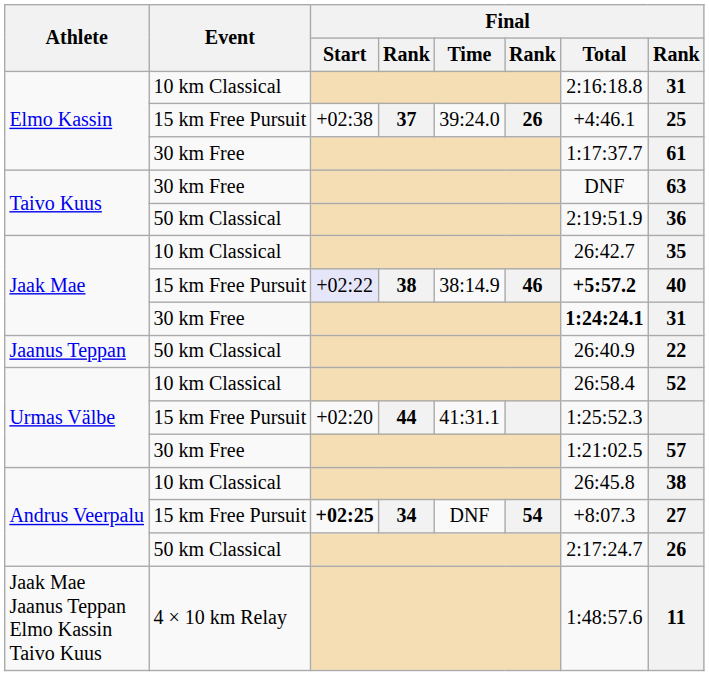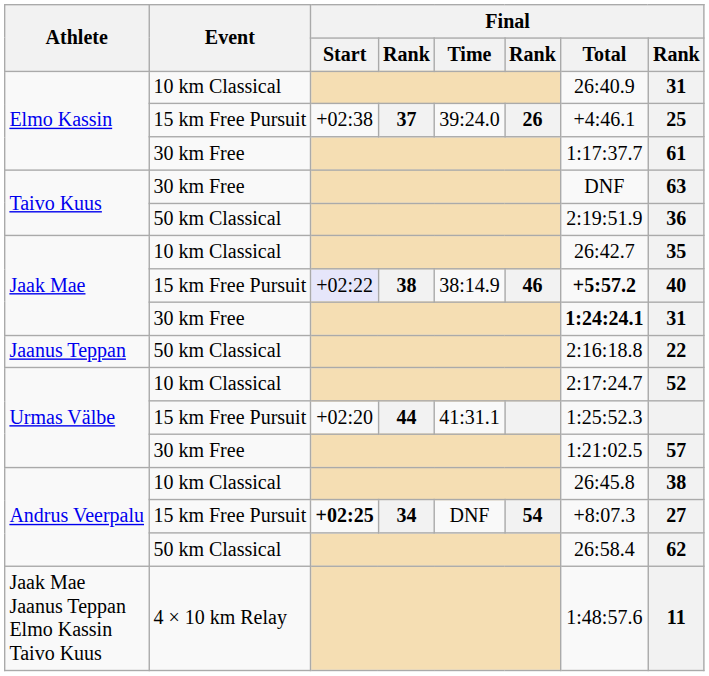(604, 87) 2:16:18.8 -> (604, 87) 26:40.9
(604, 351) 26:40.9 -> (604, 351) 2:16:18.8
(604, 384) 26:58.4 -> (604, 384) 2:17:24.7
(604, 549) 2:17:24.7 -> (604, 549) 26:58.4
(676, 549) 26 -> (676, 549) 62
